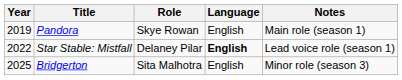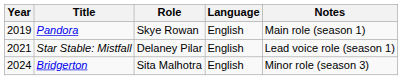(19, 48) 2022 -> (19, 48) 2021
(227, 48) bold -> (226, 48) normal
(19, 65) 2025 -> (19, 65) 2024
